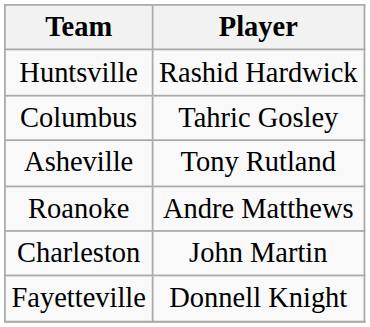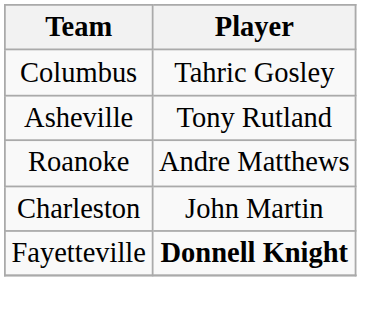- row: (79, 72)
(258, 298) normal -> (254, 252) bold
